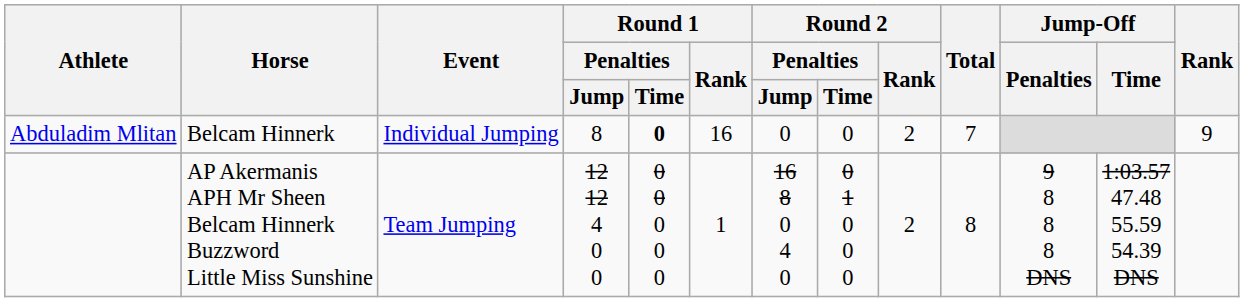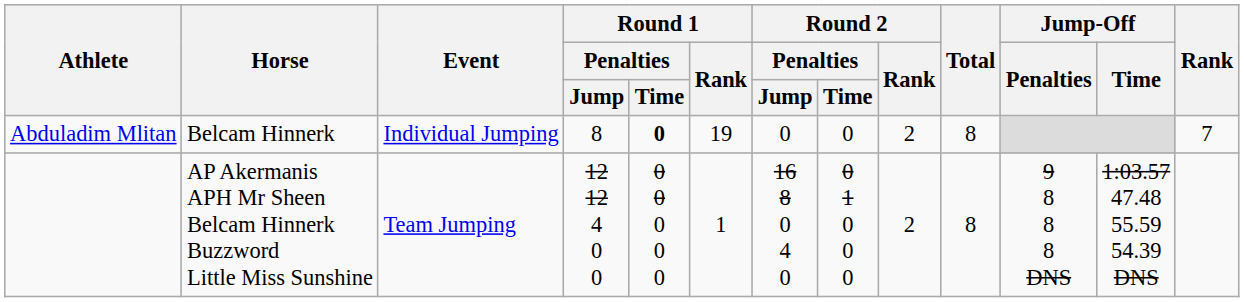(721, 134) 16 -> (721, 134) 19
(971, 134) 7 -> (971, 134) 8
(1207, 134) 9 -> (1207, 134) 7
